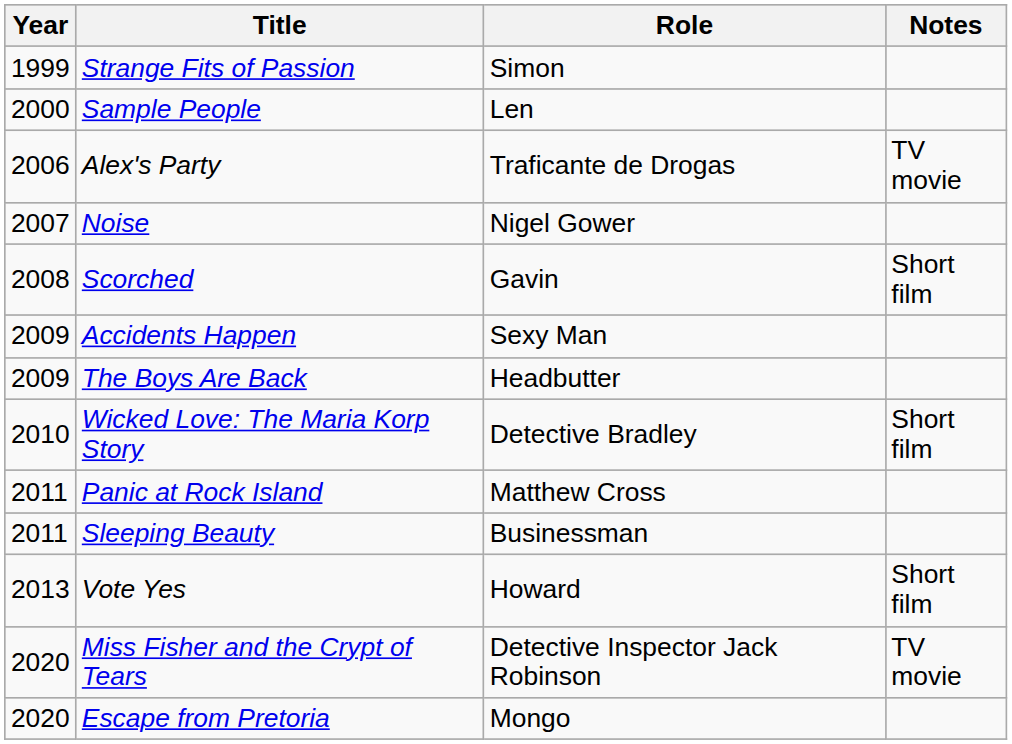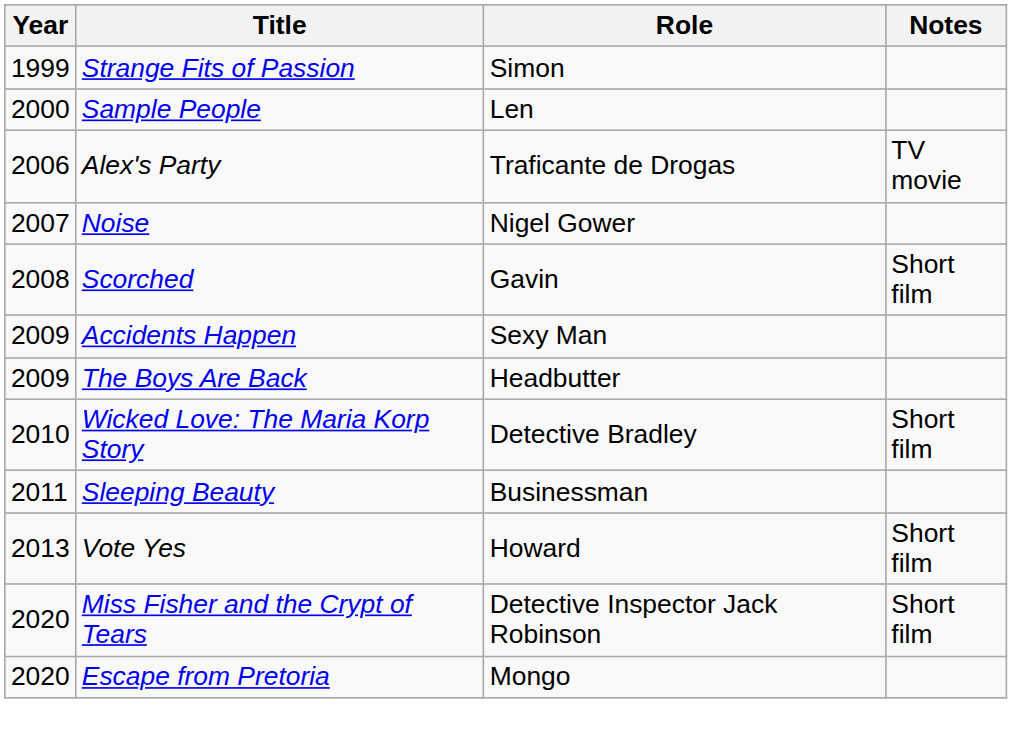- row: (202, 491)
(927, 661) TV movie -> (923, 619) Short film
